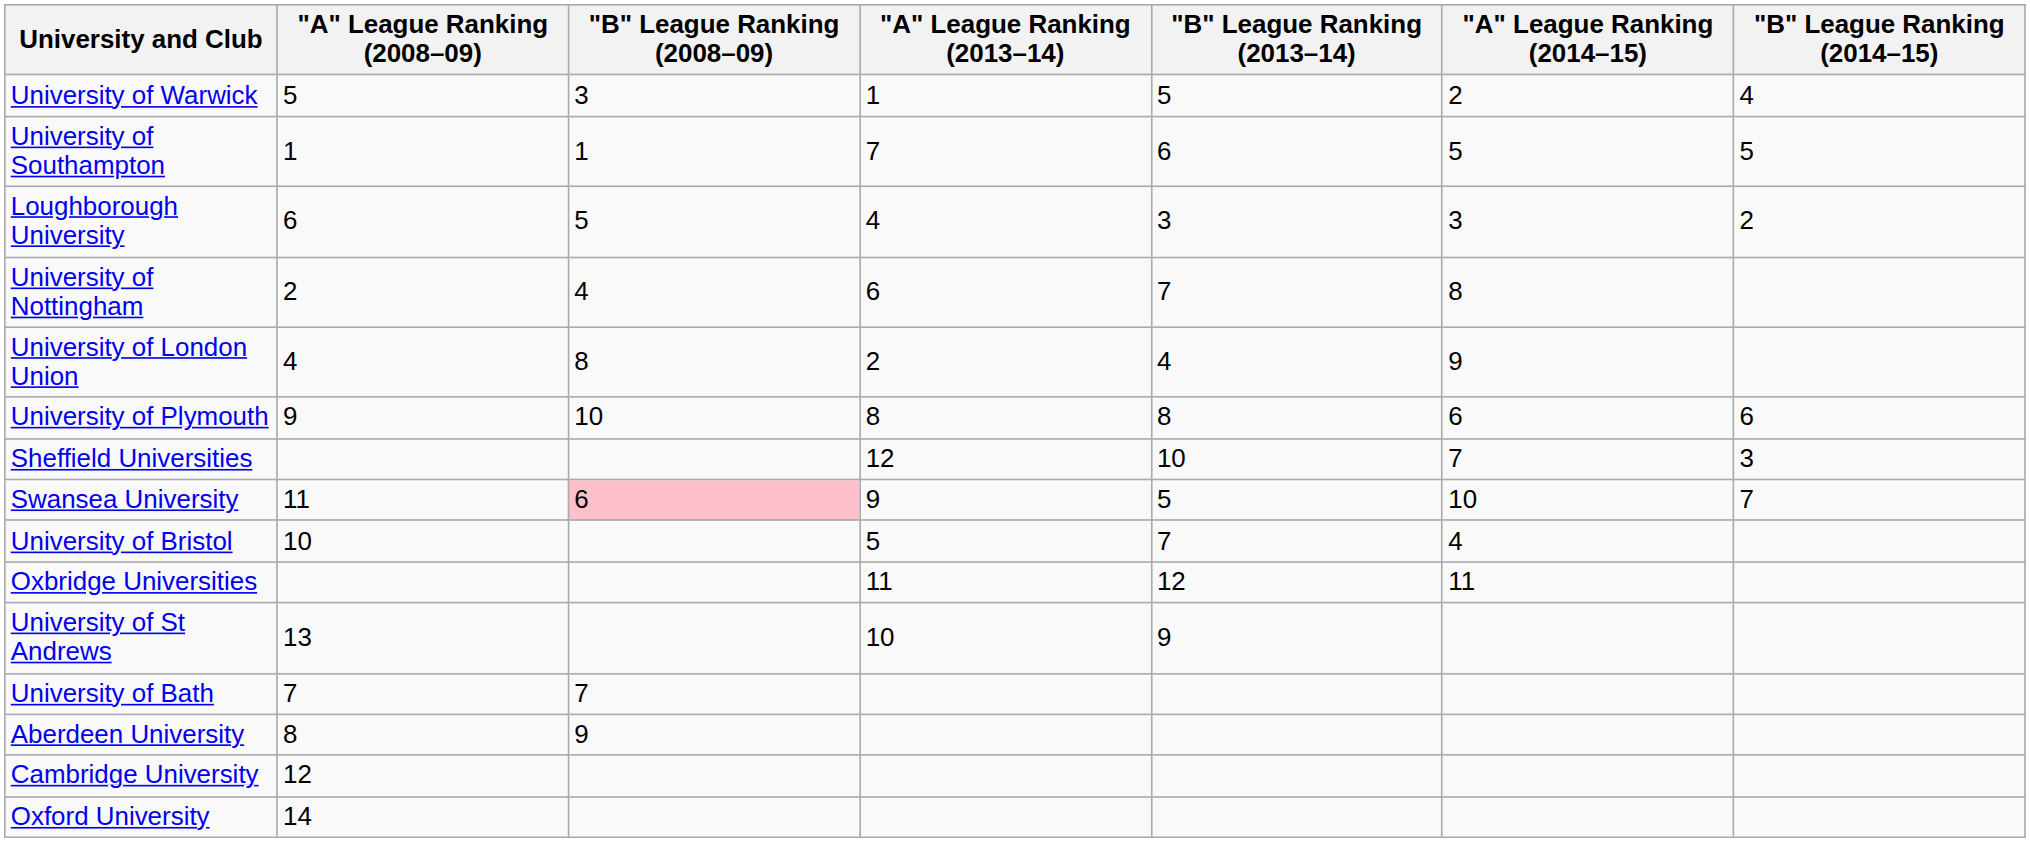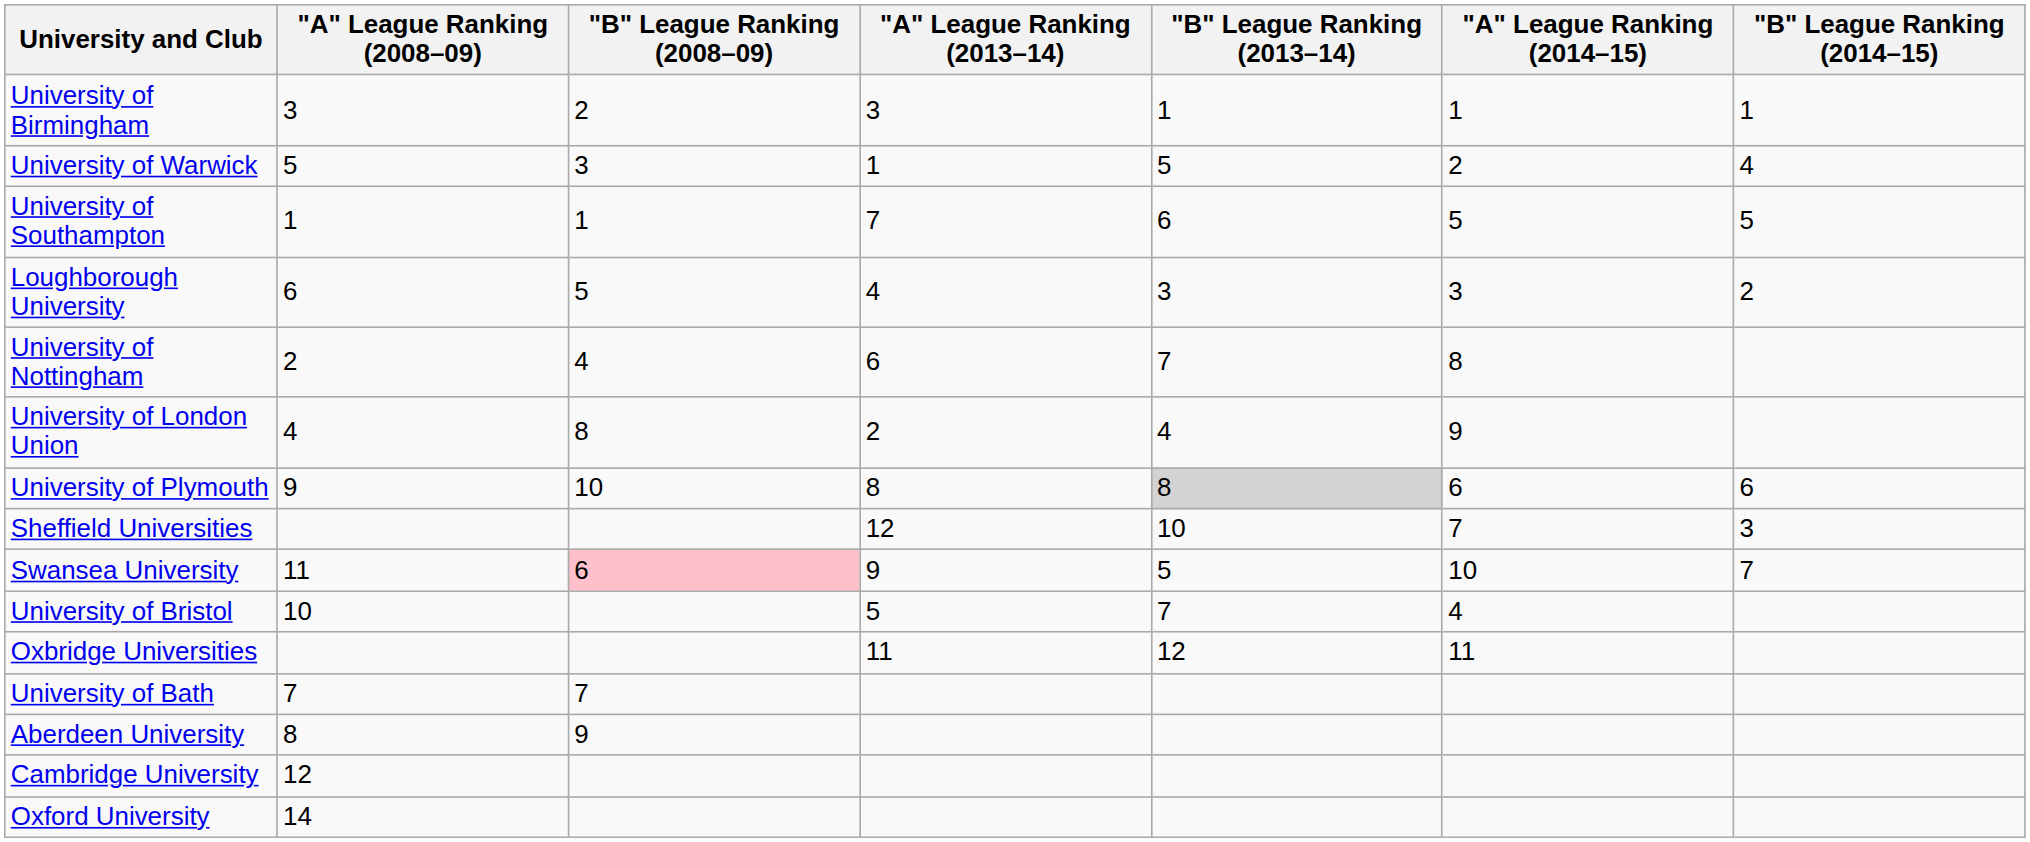+ row: (82, 109)
(1164, 417) no background -> (1164, 487) lightgrey background
- row: (98, 637)
